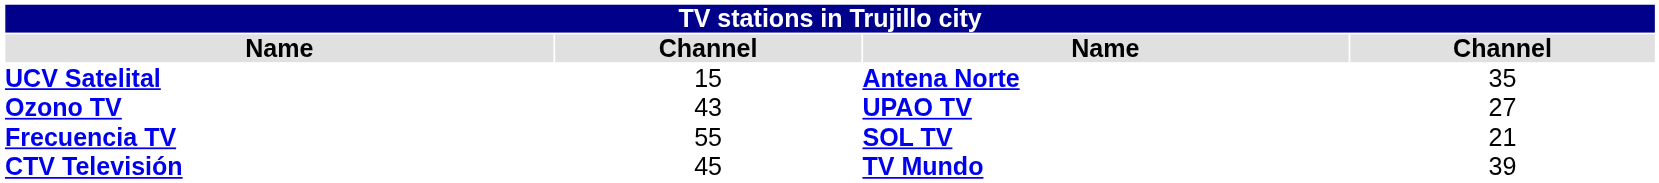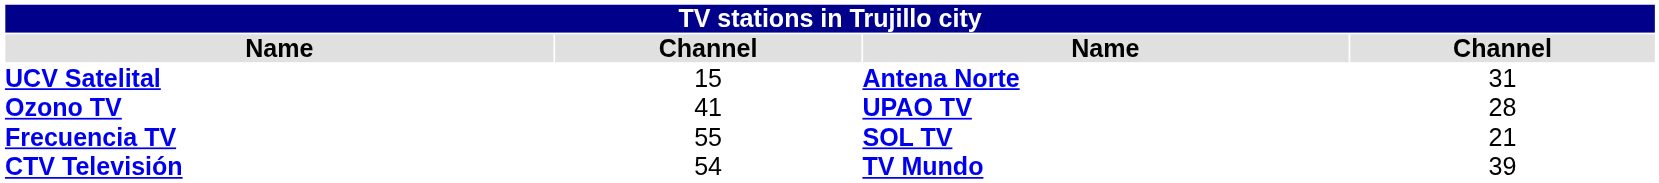(1503, 78) 35 -> (1503, 78) 31
(708, 108) 43 -> (708, 108) 41
(1503, 108) 27 -> (1503, 108) 28
(708, 167) 45 -> (708, 167) 54
